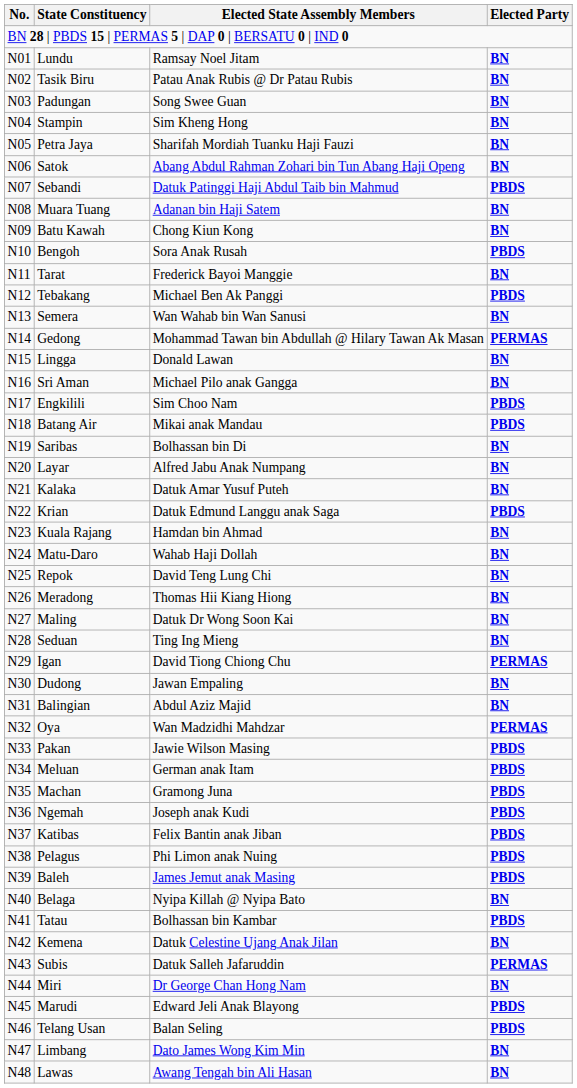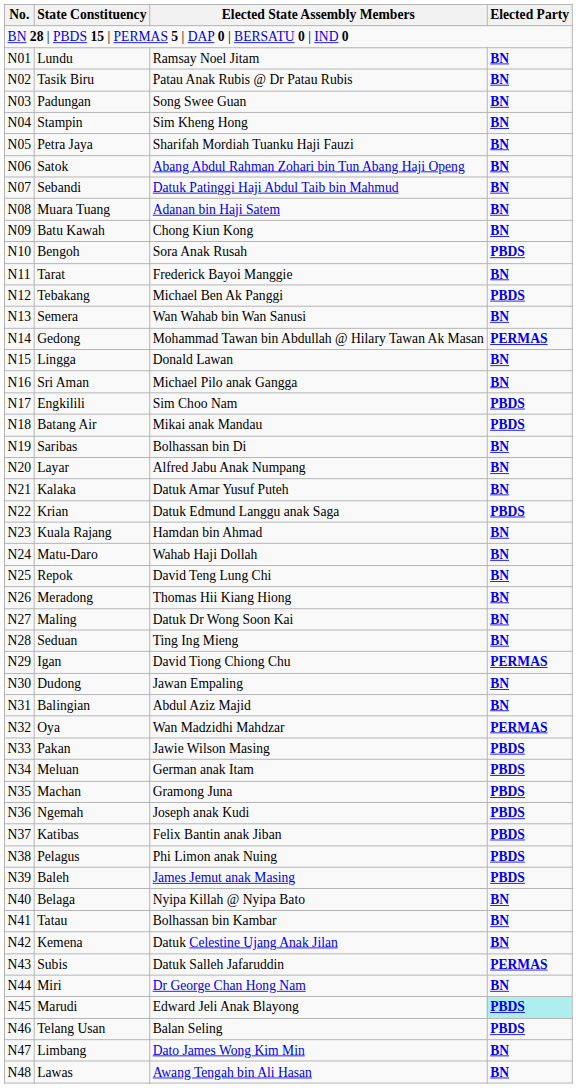(508, 187) PBDS -> (500, 187) BN
(508, 921) PBDS -> (500, 921) BN
(508, 1007) no background -> (508, 1007) paleturquoise background
